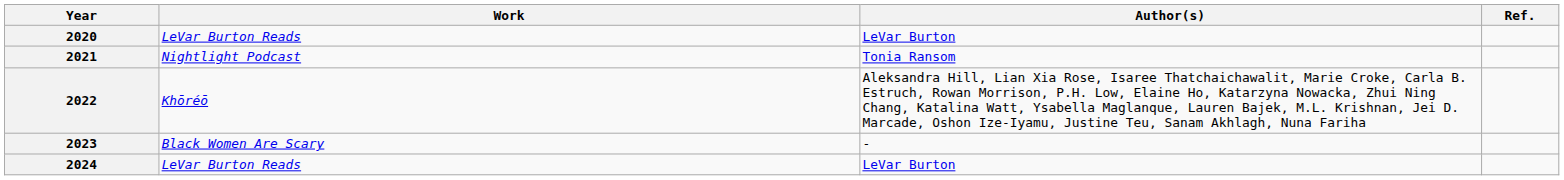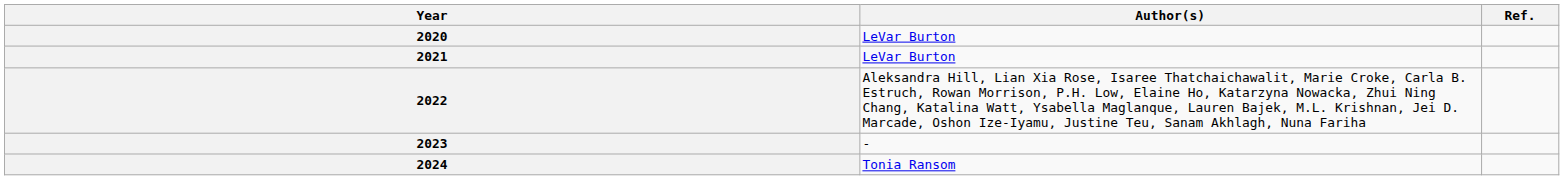- column: (509, 15)
(909, 57) Tonia Ransom -> (909, 57) LeVar Burton
(909, 164) LeVar Burton -> (909, 164) Tonia Ransom
